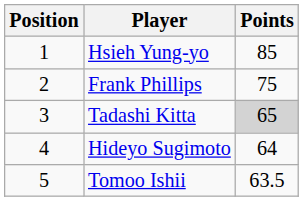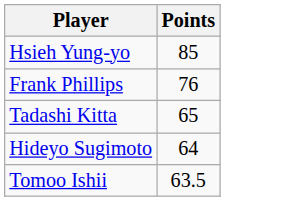- column: (44, 20)
(267, 84) 75 -> (188, 84) 76
(267, 116) lightgrey background -> (188, 116) no background
